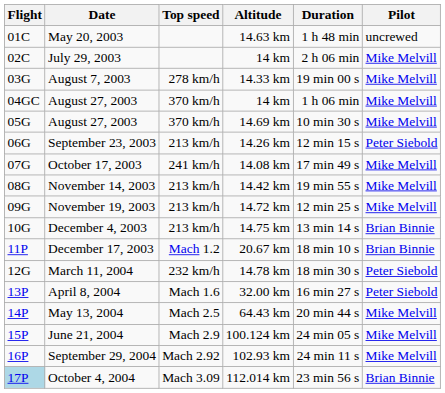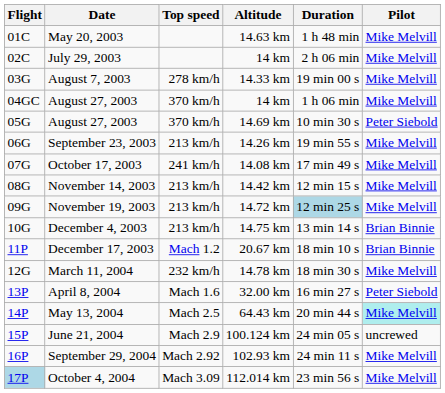(392, 36) uncrewed -> (401, 36) Mike Melvill
(401, 121) Mike Melvill -> (402, 121) Peter Siebold
(328, 143) 12 min 15 s -> (328, 143) 19 min 55 s
(402, 143) Peter Siebold -> (401, 143) Mike Melvill
(328, 185) 19 min 55 s -> (328, 185) 12 min 15 s
(328, 206) no background -> (328, 206) lightblue background
(402, 270) Peter Siebold -> (401, 270) Mike Melvill
(401, 313) no background -> (401, 313) paleturquoise background
(401, 334) Mike Melvill -> (392, 334) uncrewed
(400, 377) Brian Binnie -> (401, 377) Mike Melvill
